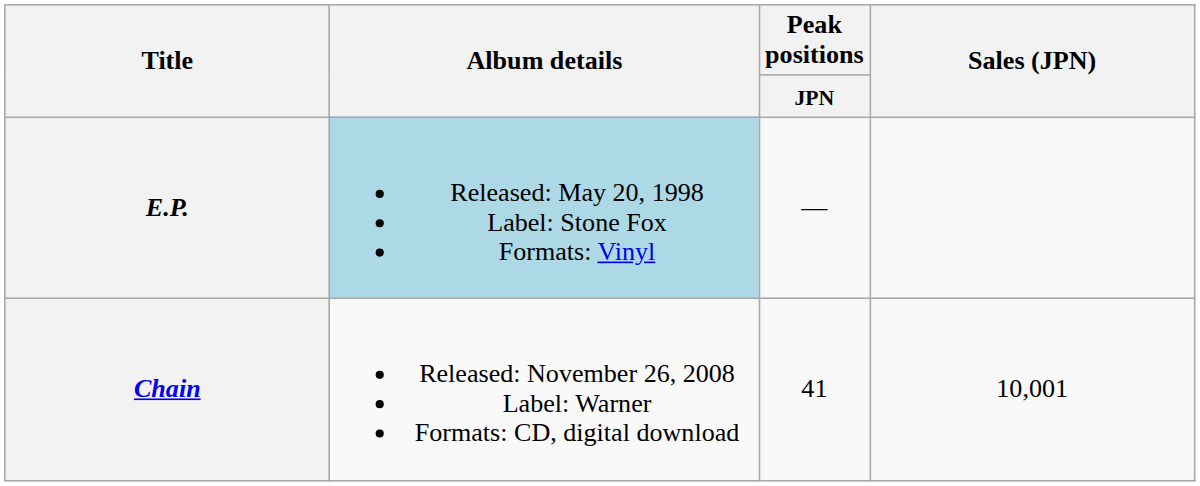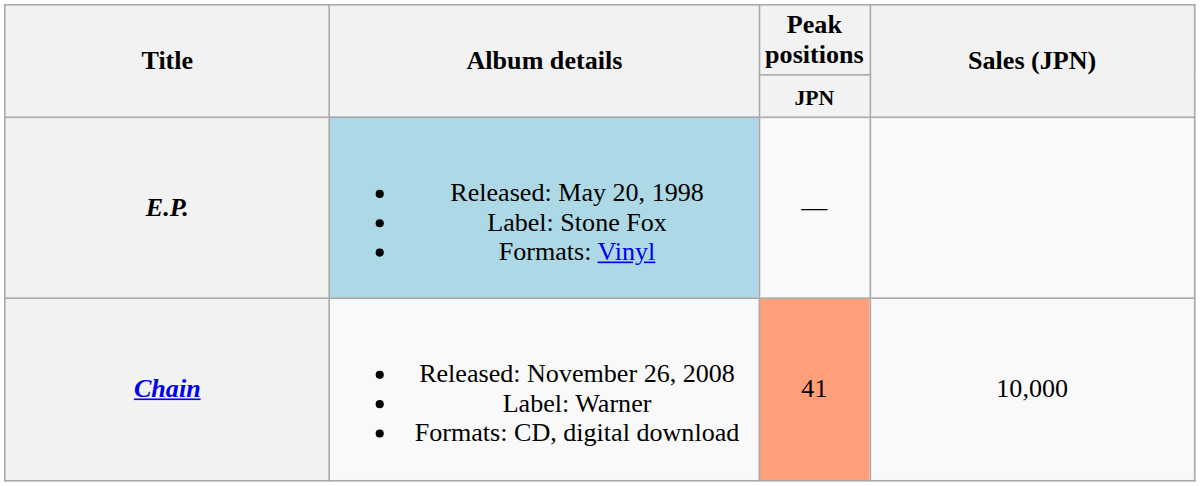(814, 388) no background -> (814, 388) lightsalmon background
(1032, 388) 10,001 -> (1032, 388) 10,000
